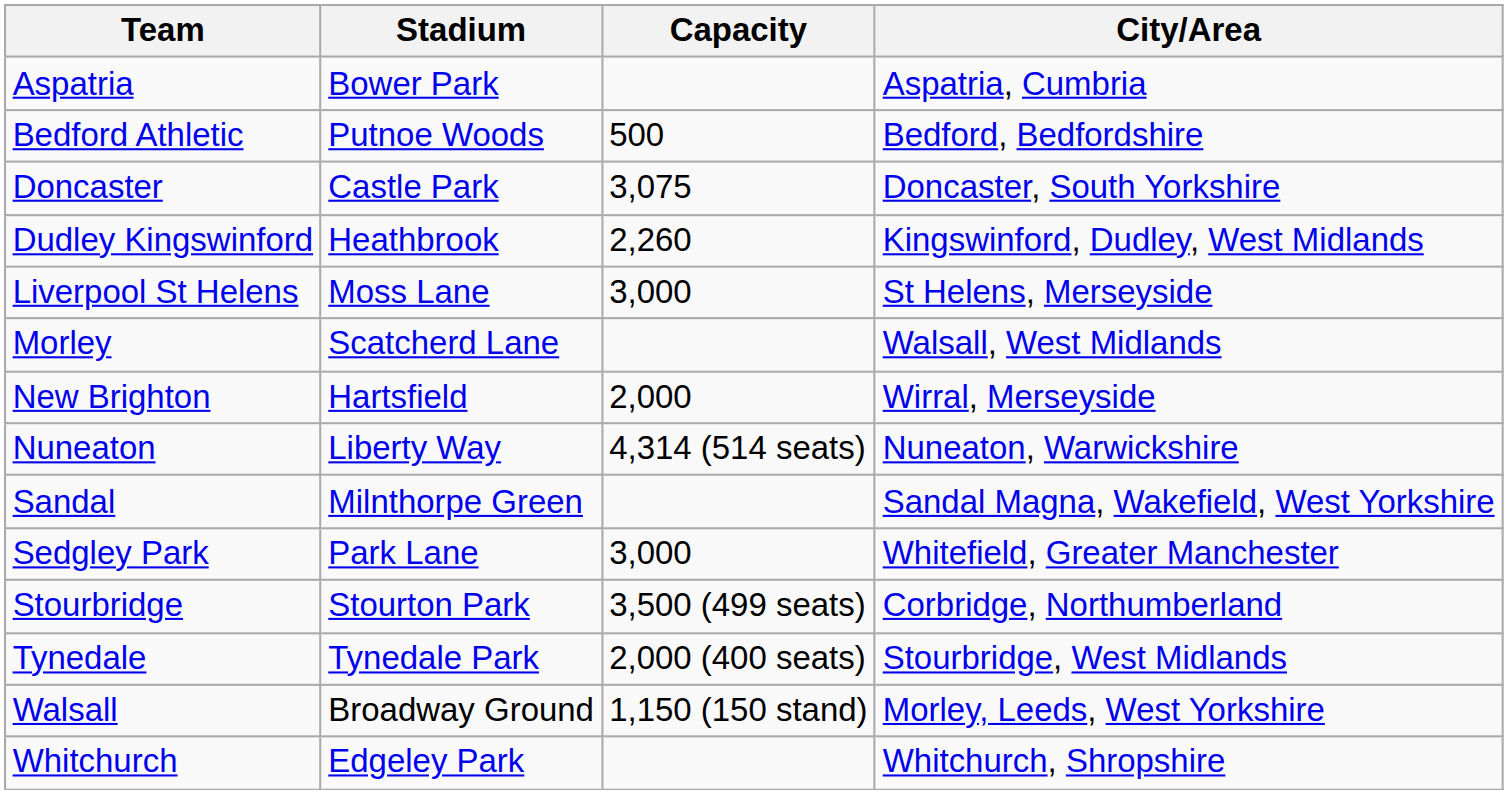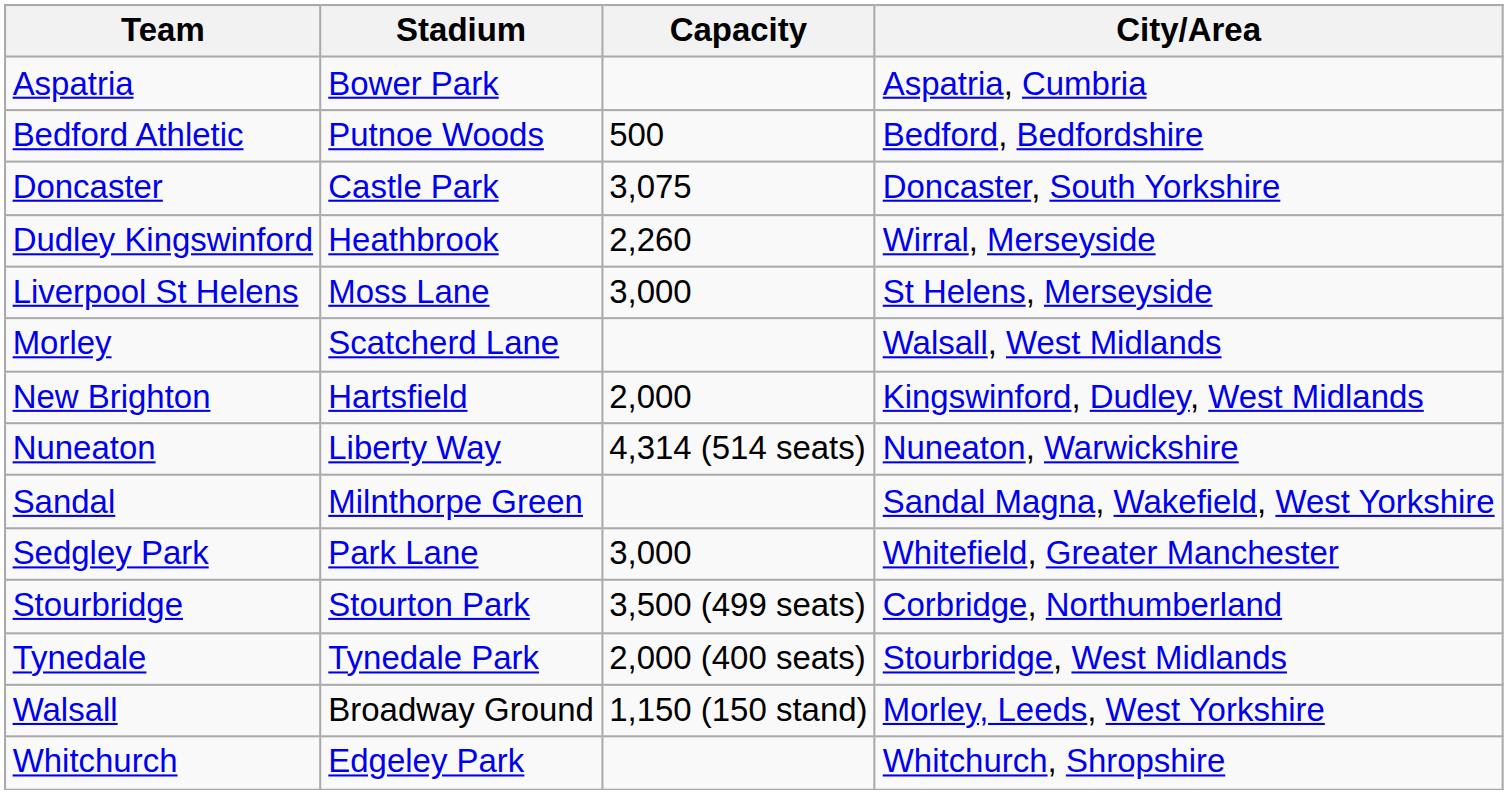(1153, 239) Kingswinford, Dudley, West Midlands -> (1019, 239) Wirral, Merseyside
(1019, 396) Wirral, Merseyside -> (1153, 396) Kingswinford, Dudley, West Midlands
